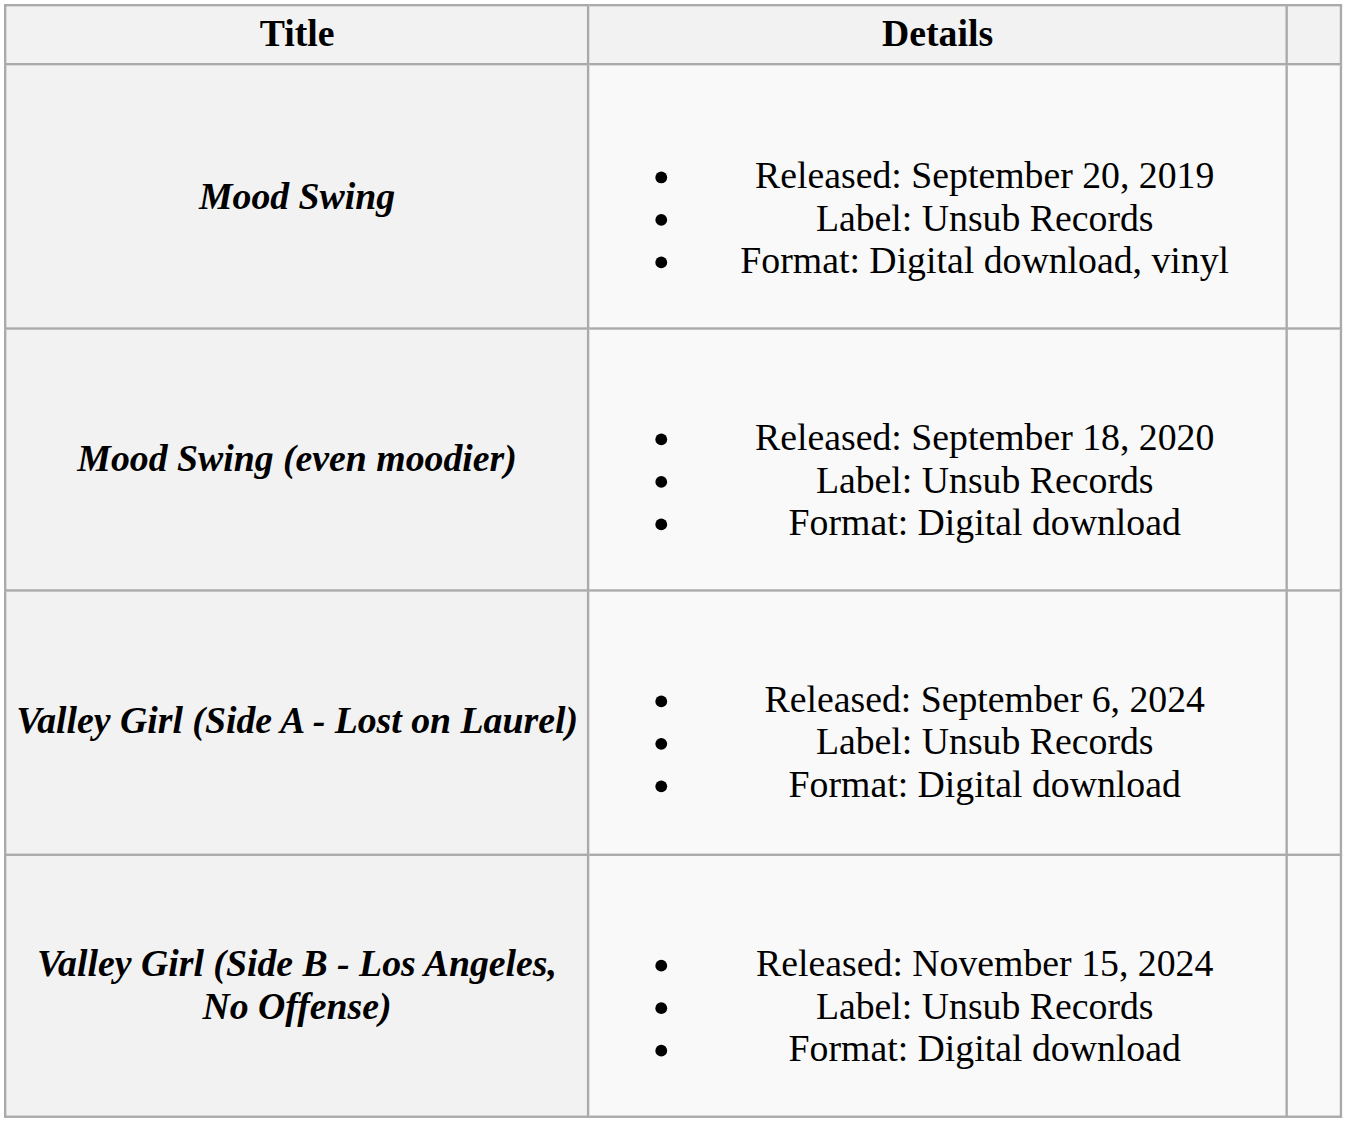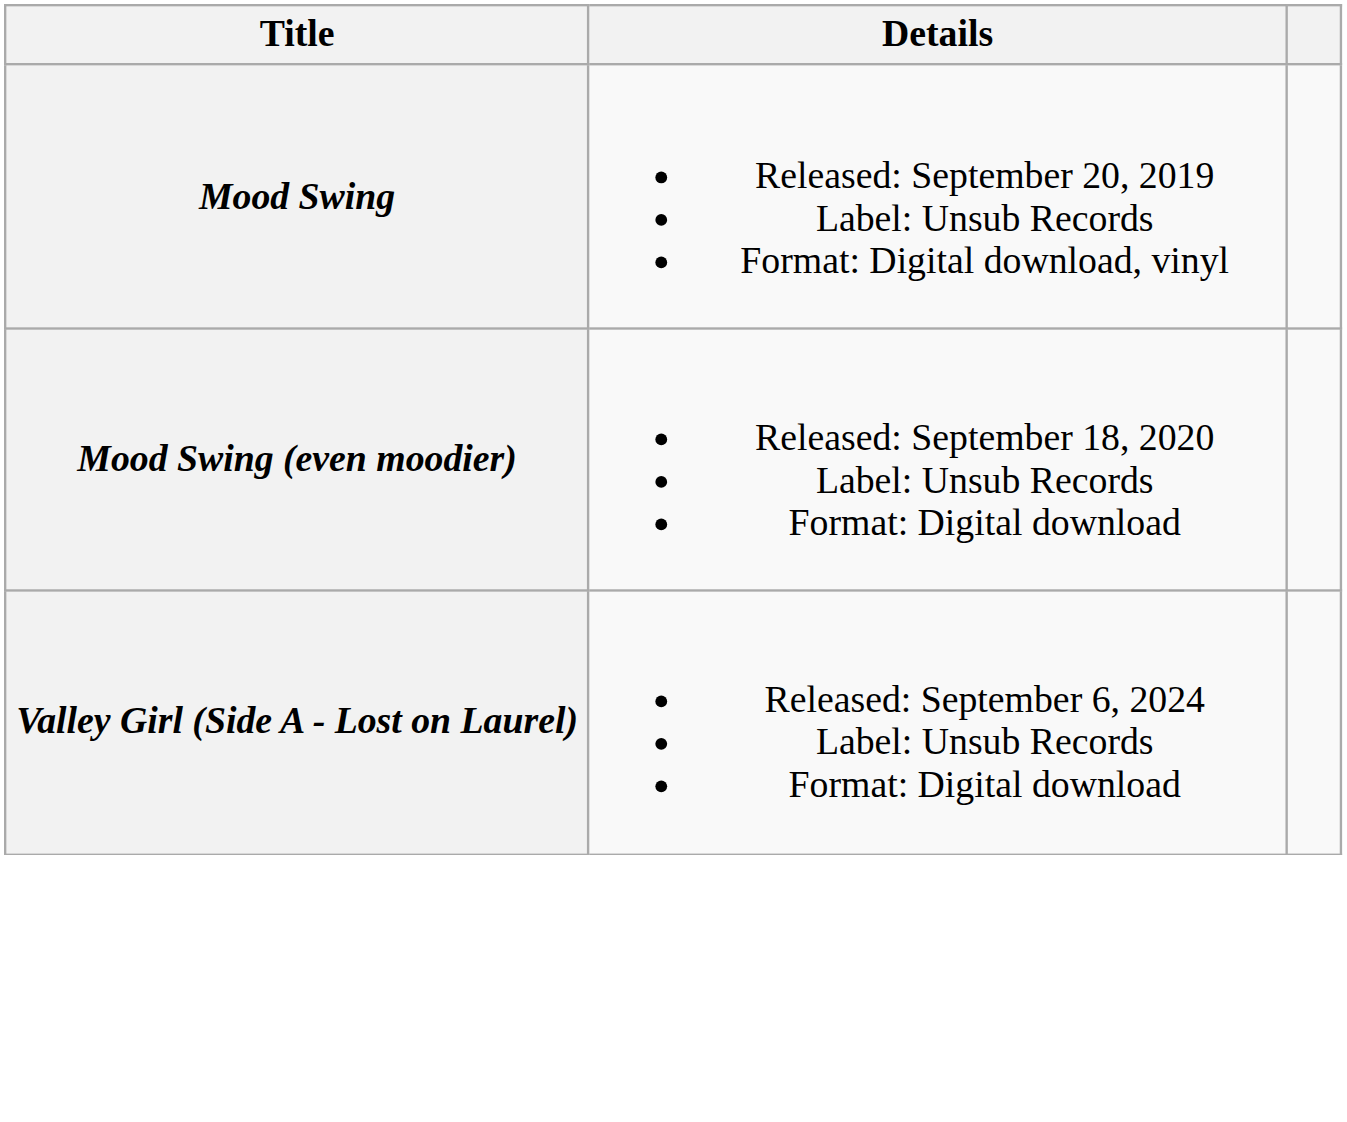- row: (297, 984)
